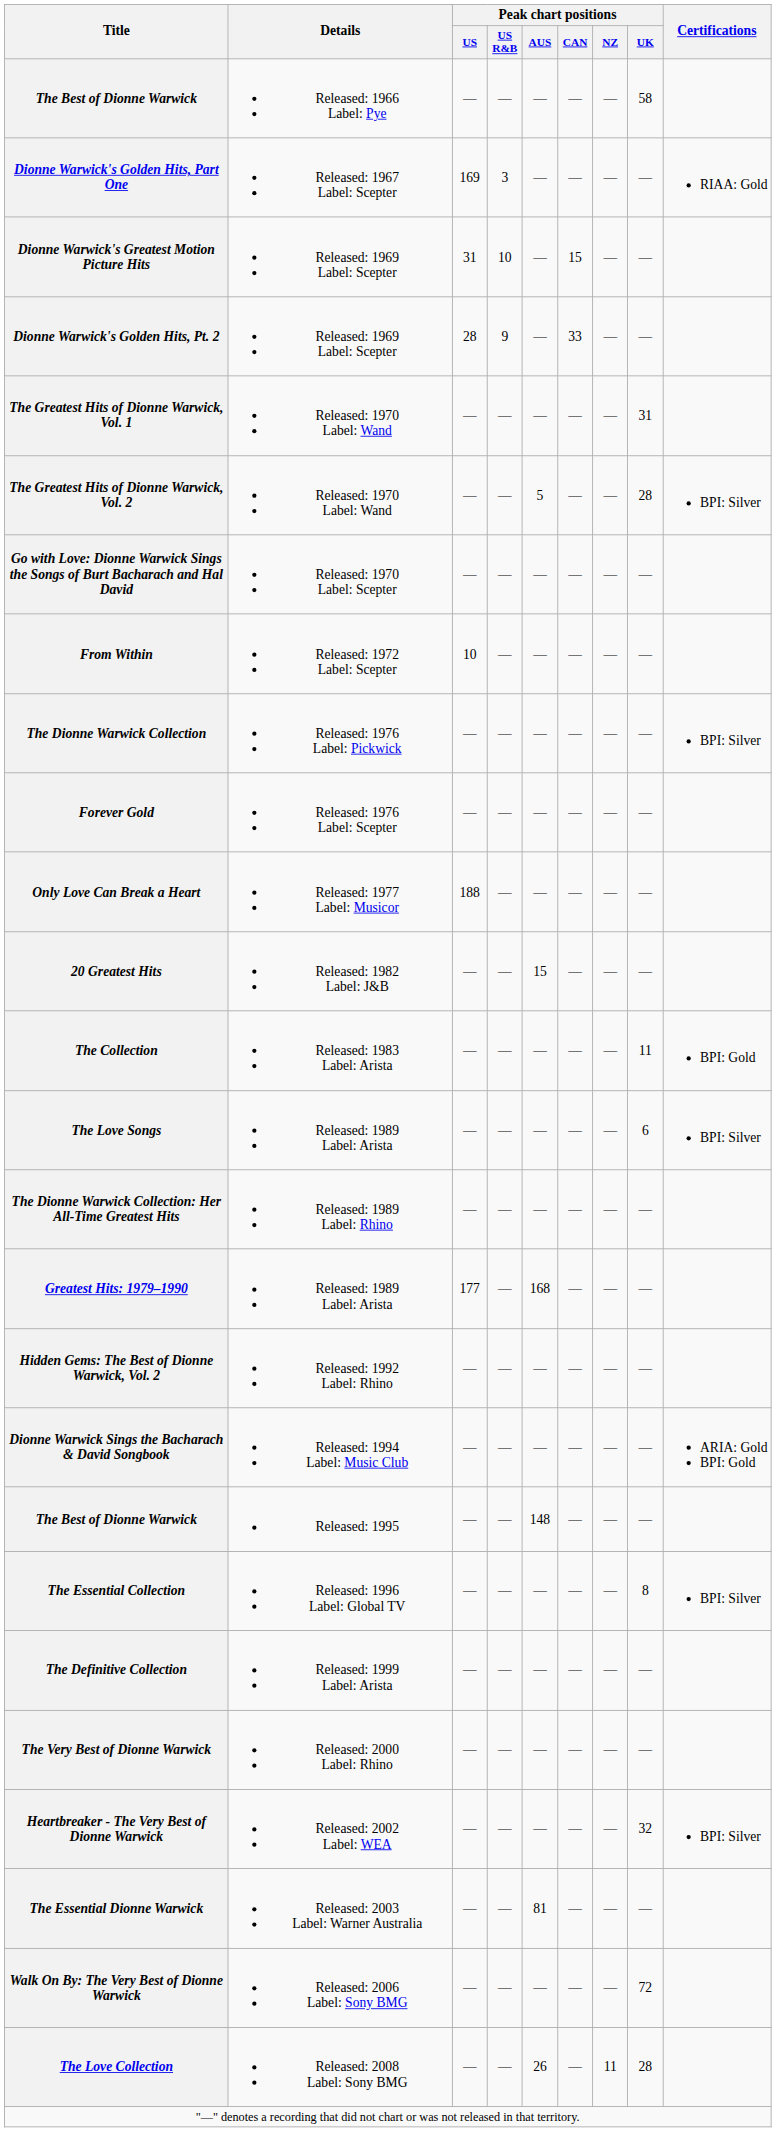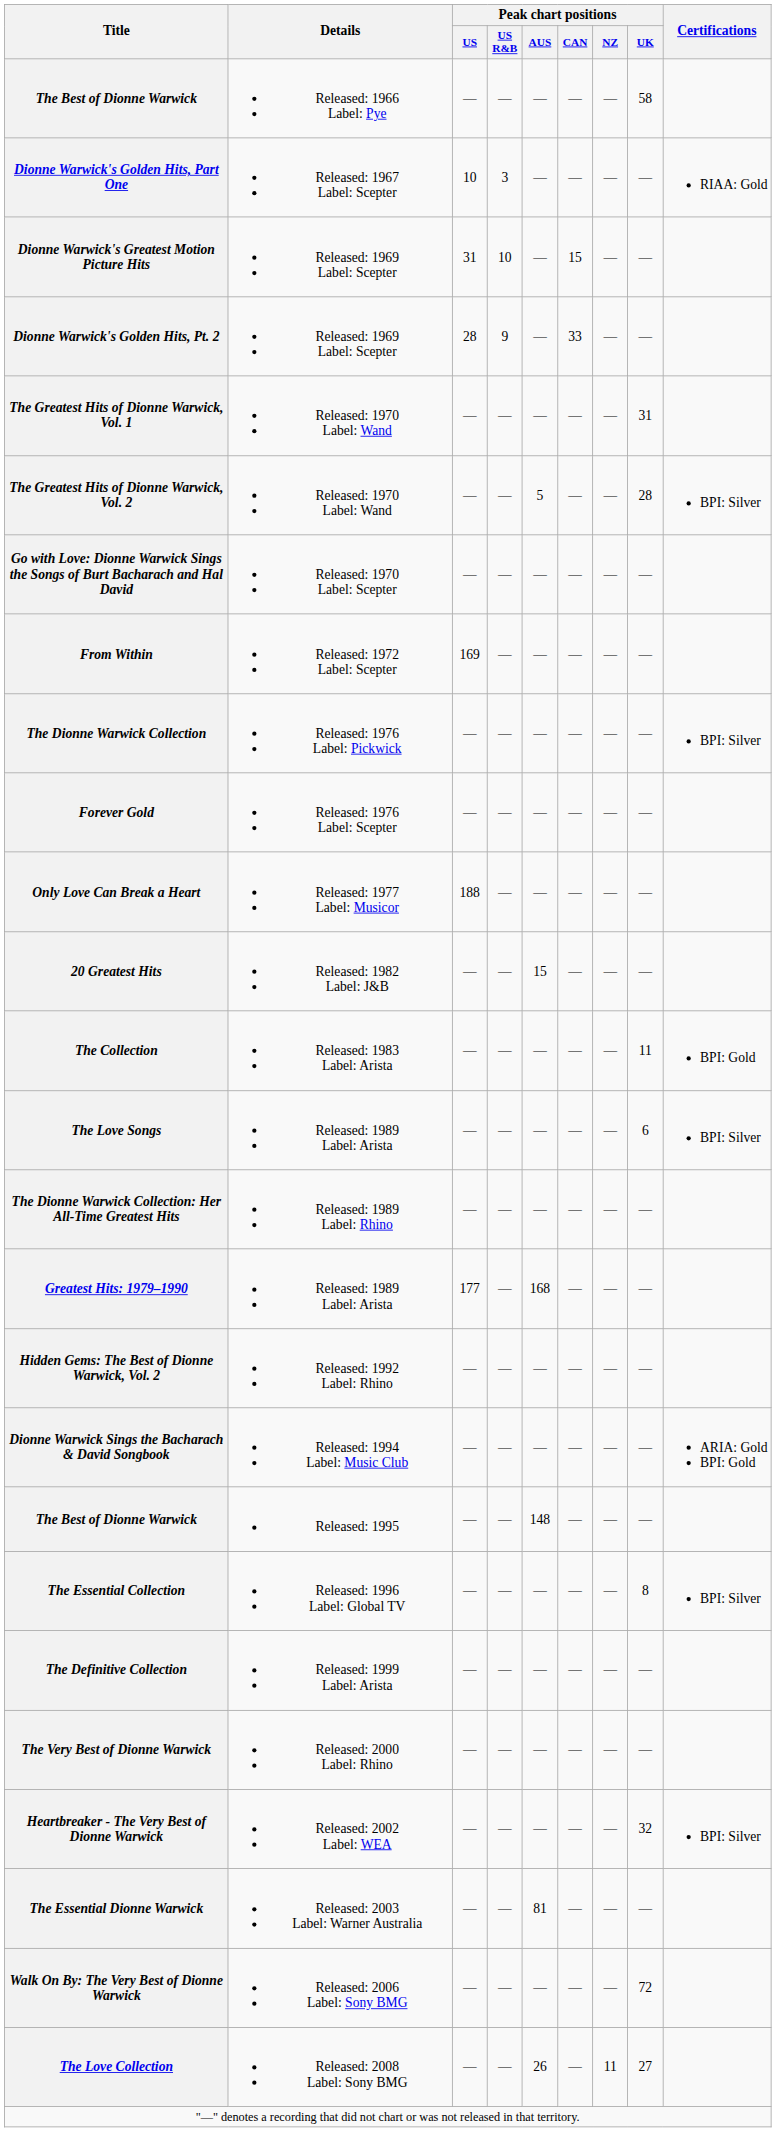(470, 177) 169 -> (470, 177) 10
(470, 653) 10 -> (470, 653) 169
(645, 2067) 28 -> (645, 2067) 27
